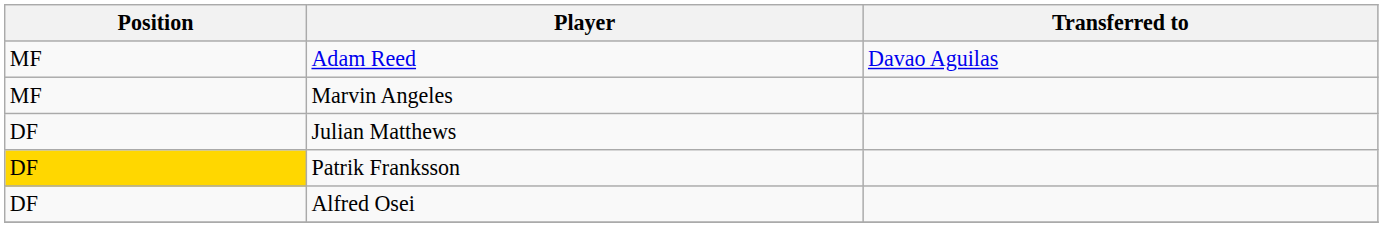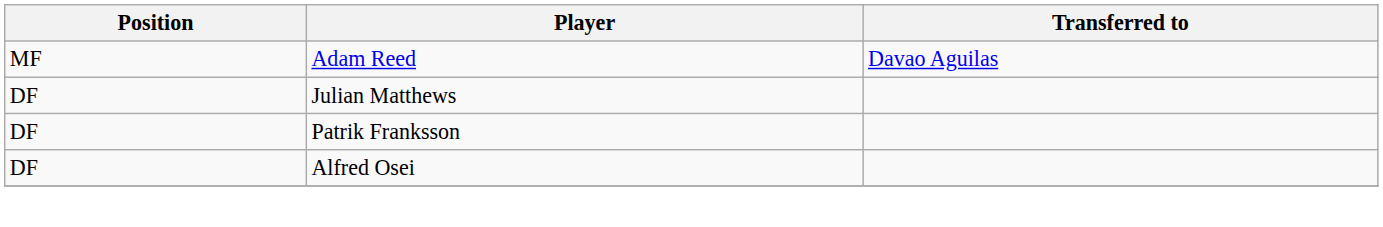- row: (382, 95)
(24, 168) gold background -> (24, 131) no background
